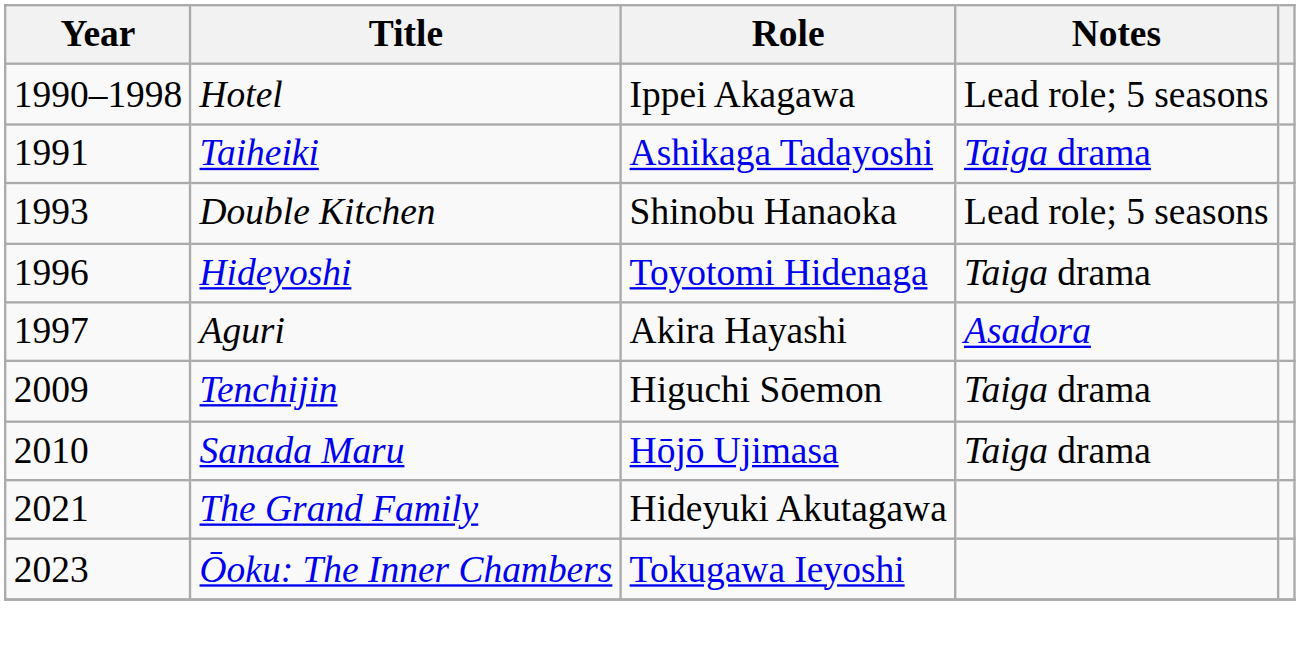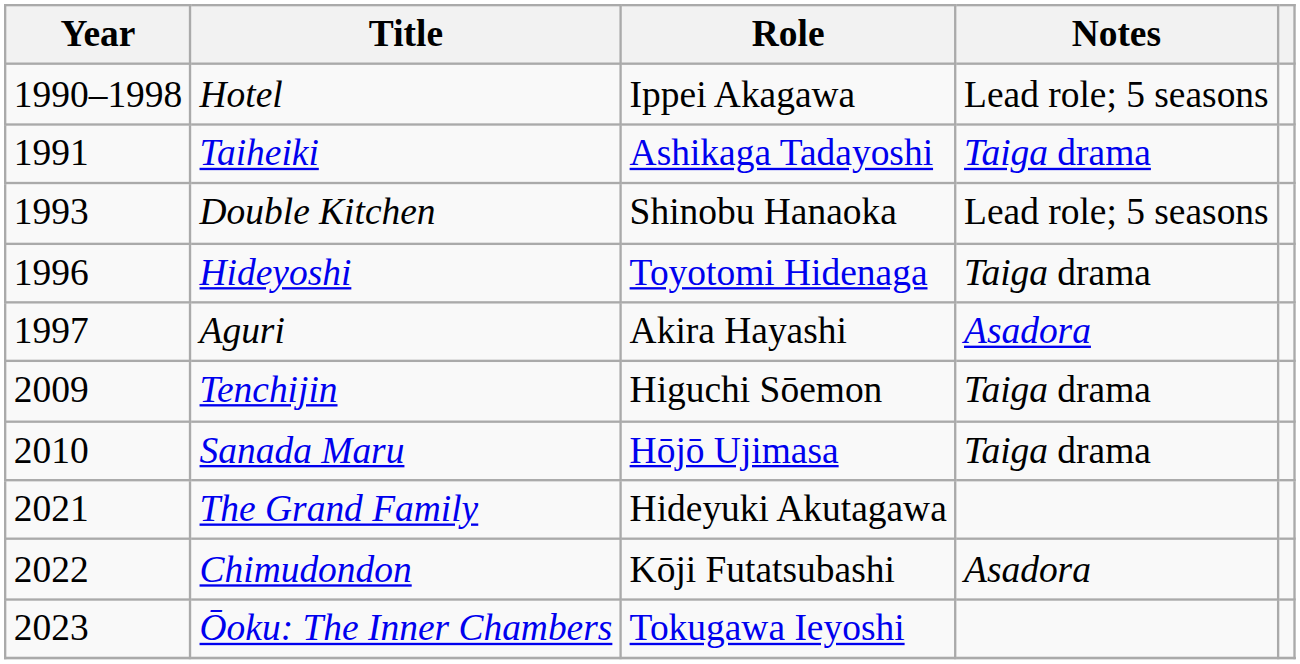+ row: (306, 568)
